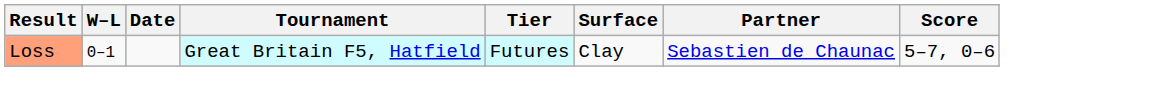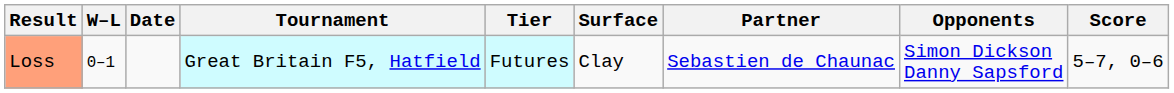+ column: (984, 20)
